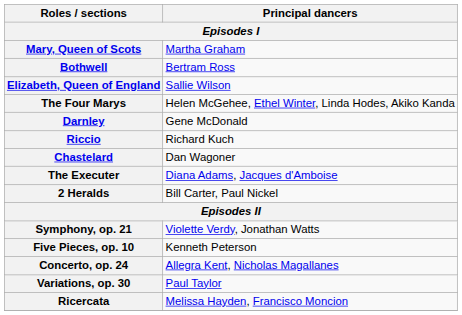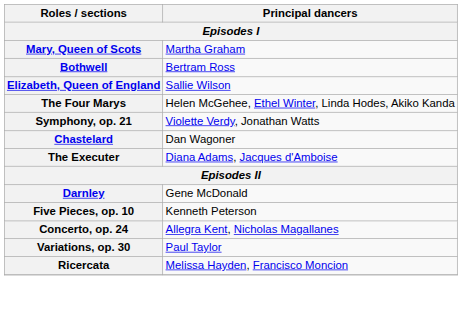rows swapped: (84, 121) <-> (84, 229)
- row: (84, 139)
- row: (84, 193)
